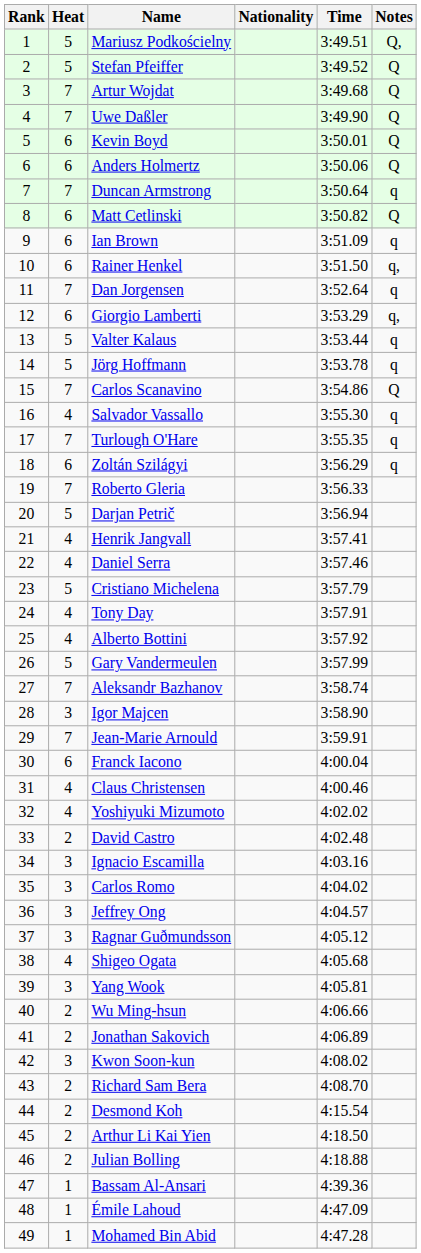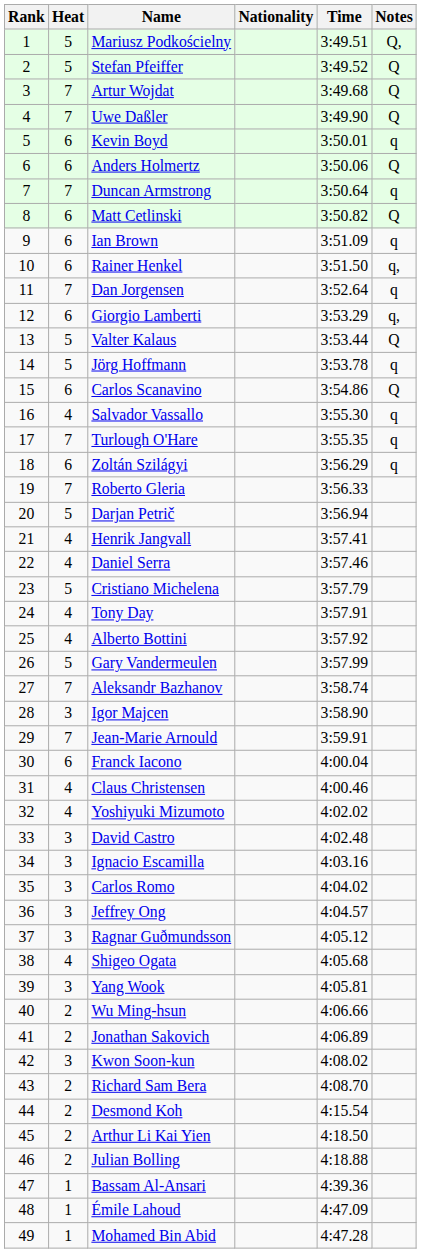(394, 141) Q -> (394, 141) q
(394, 340) q -> (394, 340) Q
(68, 389) 7 -> (68, 389) 6
(68, 837) 2 -> (68, 837) 3
